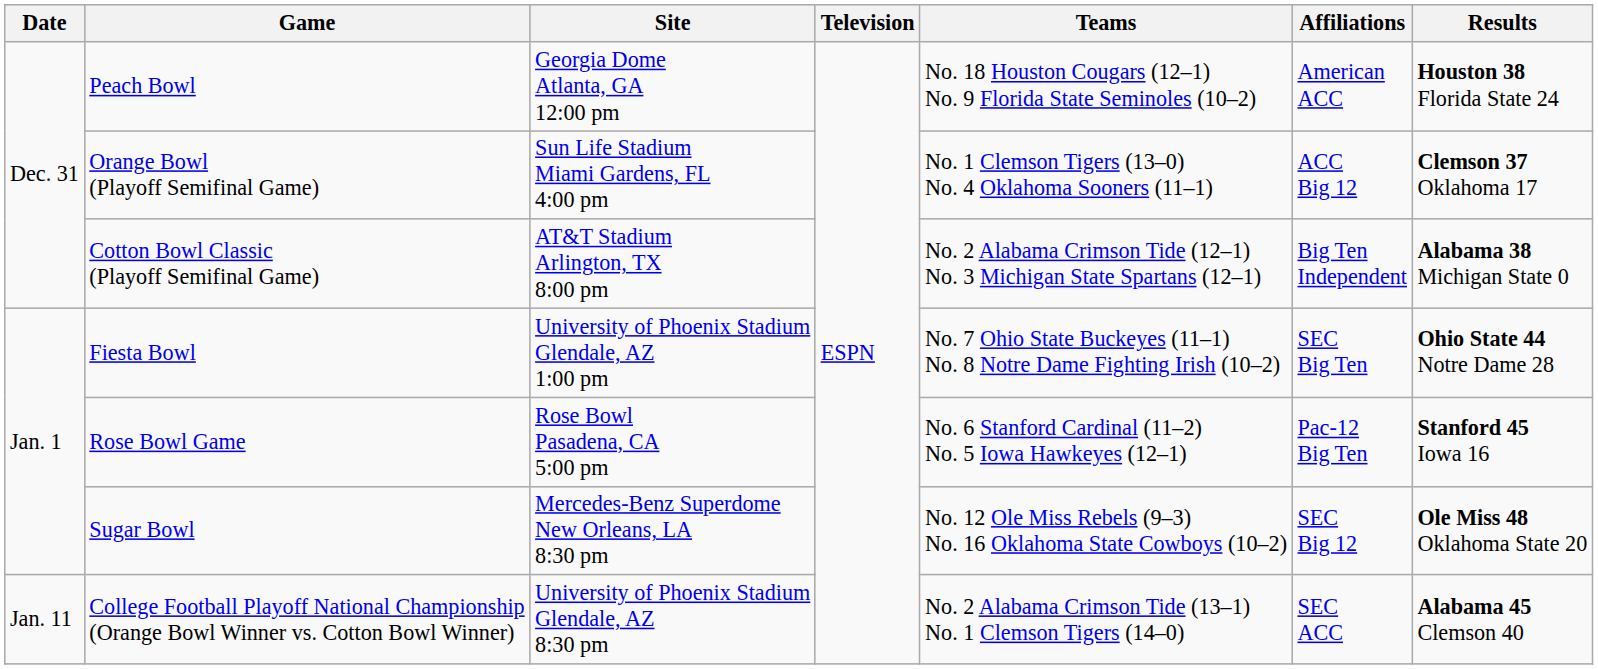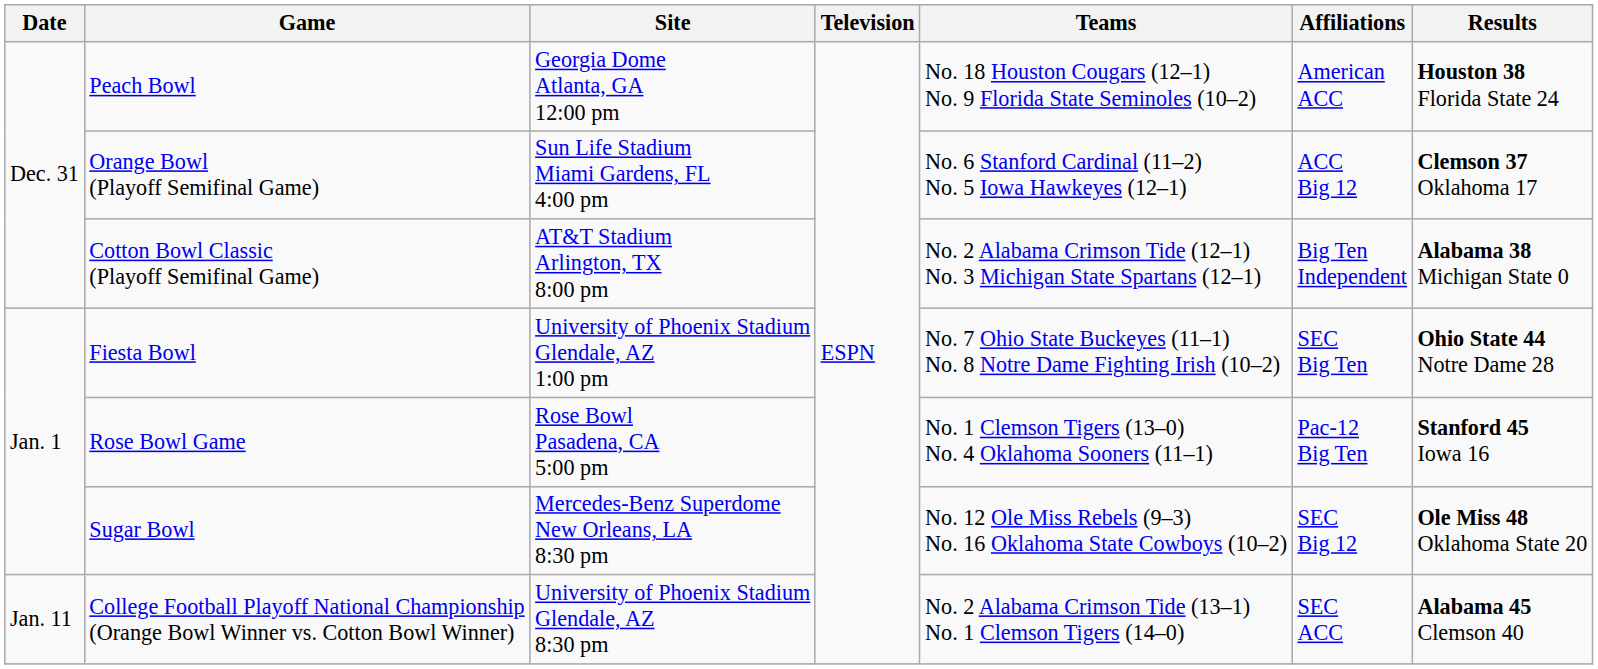(1069, 174) No. 1 Clemson Tigers (13–0) No. 4 Oklahoma Sooners (11–1) -> (1063, 174) No. 6 Stanford Cardinal (11–2) No. 5 Iowa Hawkeyes (12–1)
(1063, 441) No. 6 Stanford Cardinal (11–2) No. 5 Iowa Hawkeyes (12–1) -> (1069, 441) No. 1 Clemson Tigers (13–0) No. 4 Oklahoma Sooners (11–1)
